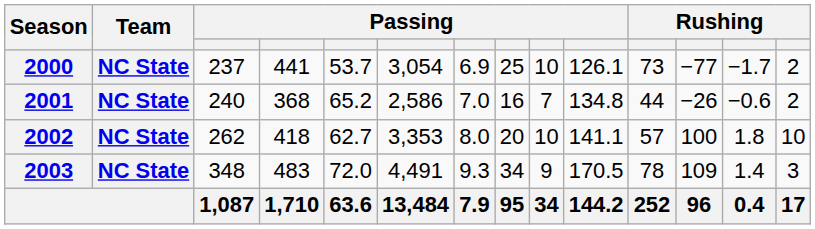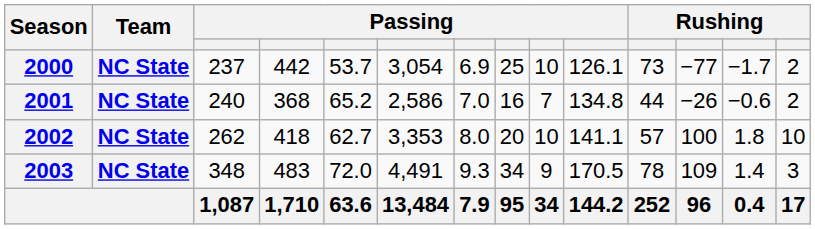(292, 66) 441 -> (292, 66) 442
